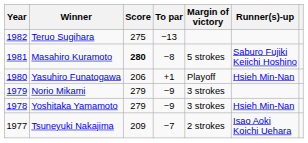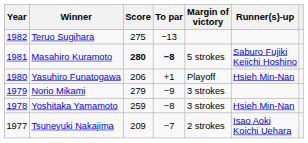(169, 57) normal -> (169, 57) bold
(138, 106) 279 -> (138, 106) 259
(169, 106) −9 -> (169, 106) −8
